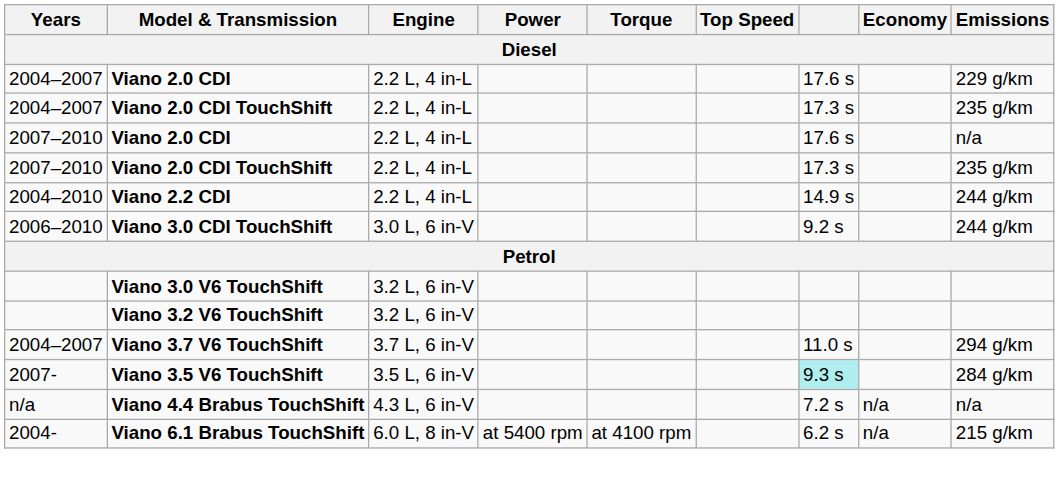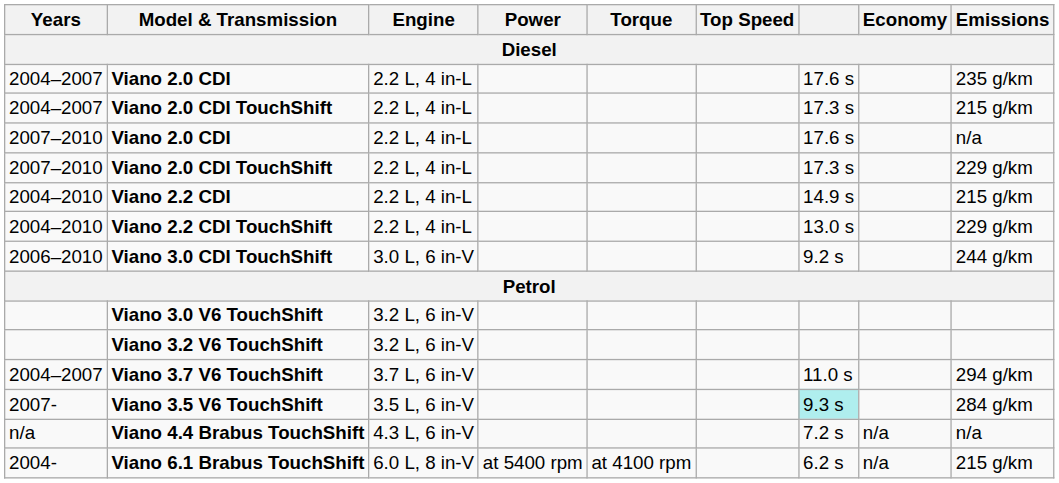(994, 79) 229 g/km -> (994, 79) 235 g/km
(994, 109) 235 g/km -> (994, 109) 215 g/km
(994, 168) 235 g/km -> (994, 168) 229 g/km
(994, 197) 244 g/km -> (994, 197) 215 g/km
+ row: (56, 227)
